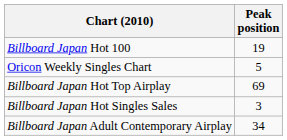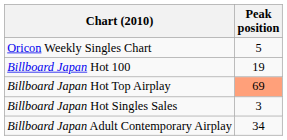rows swapped: (79, 67) <-> (69, 47)
(258, 86) no background -> (258, 86) lightsalmon background
